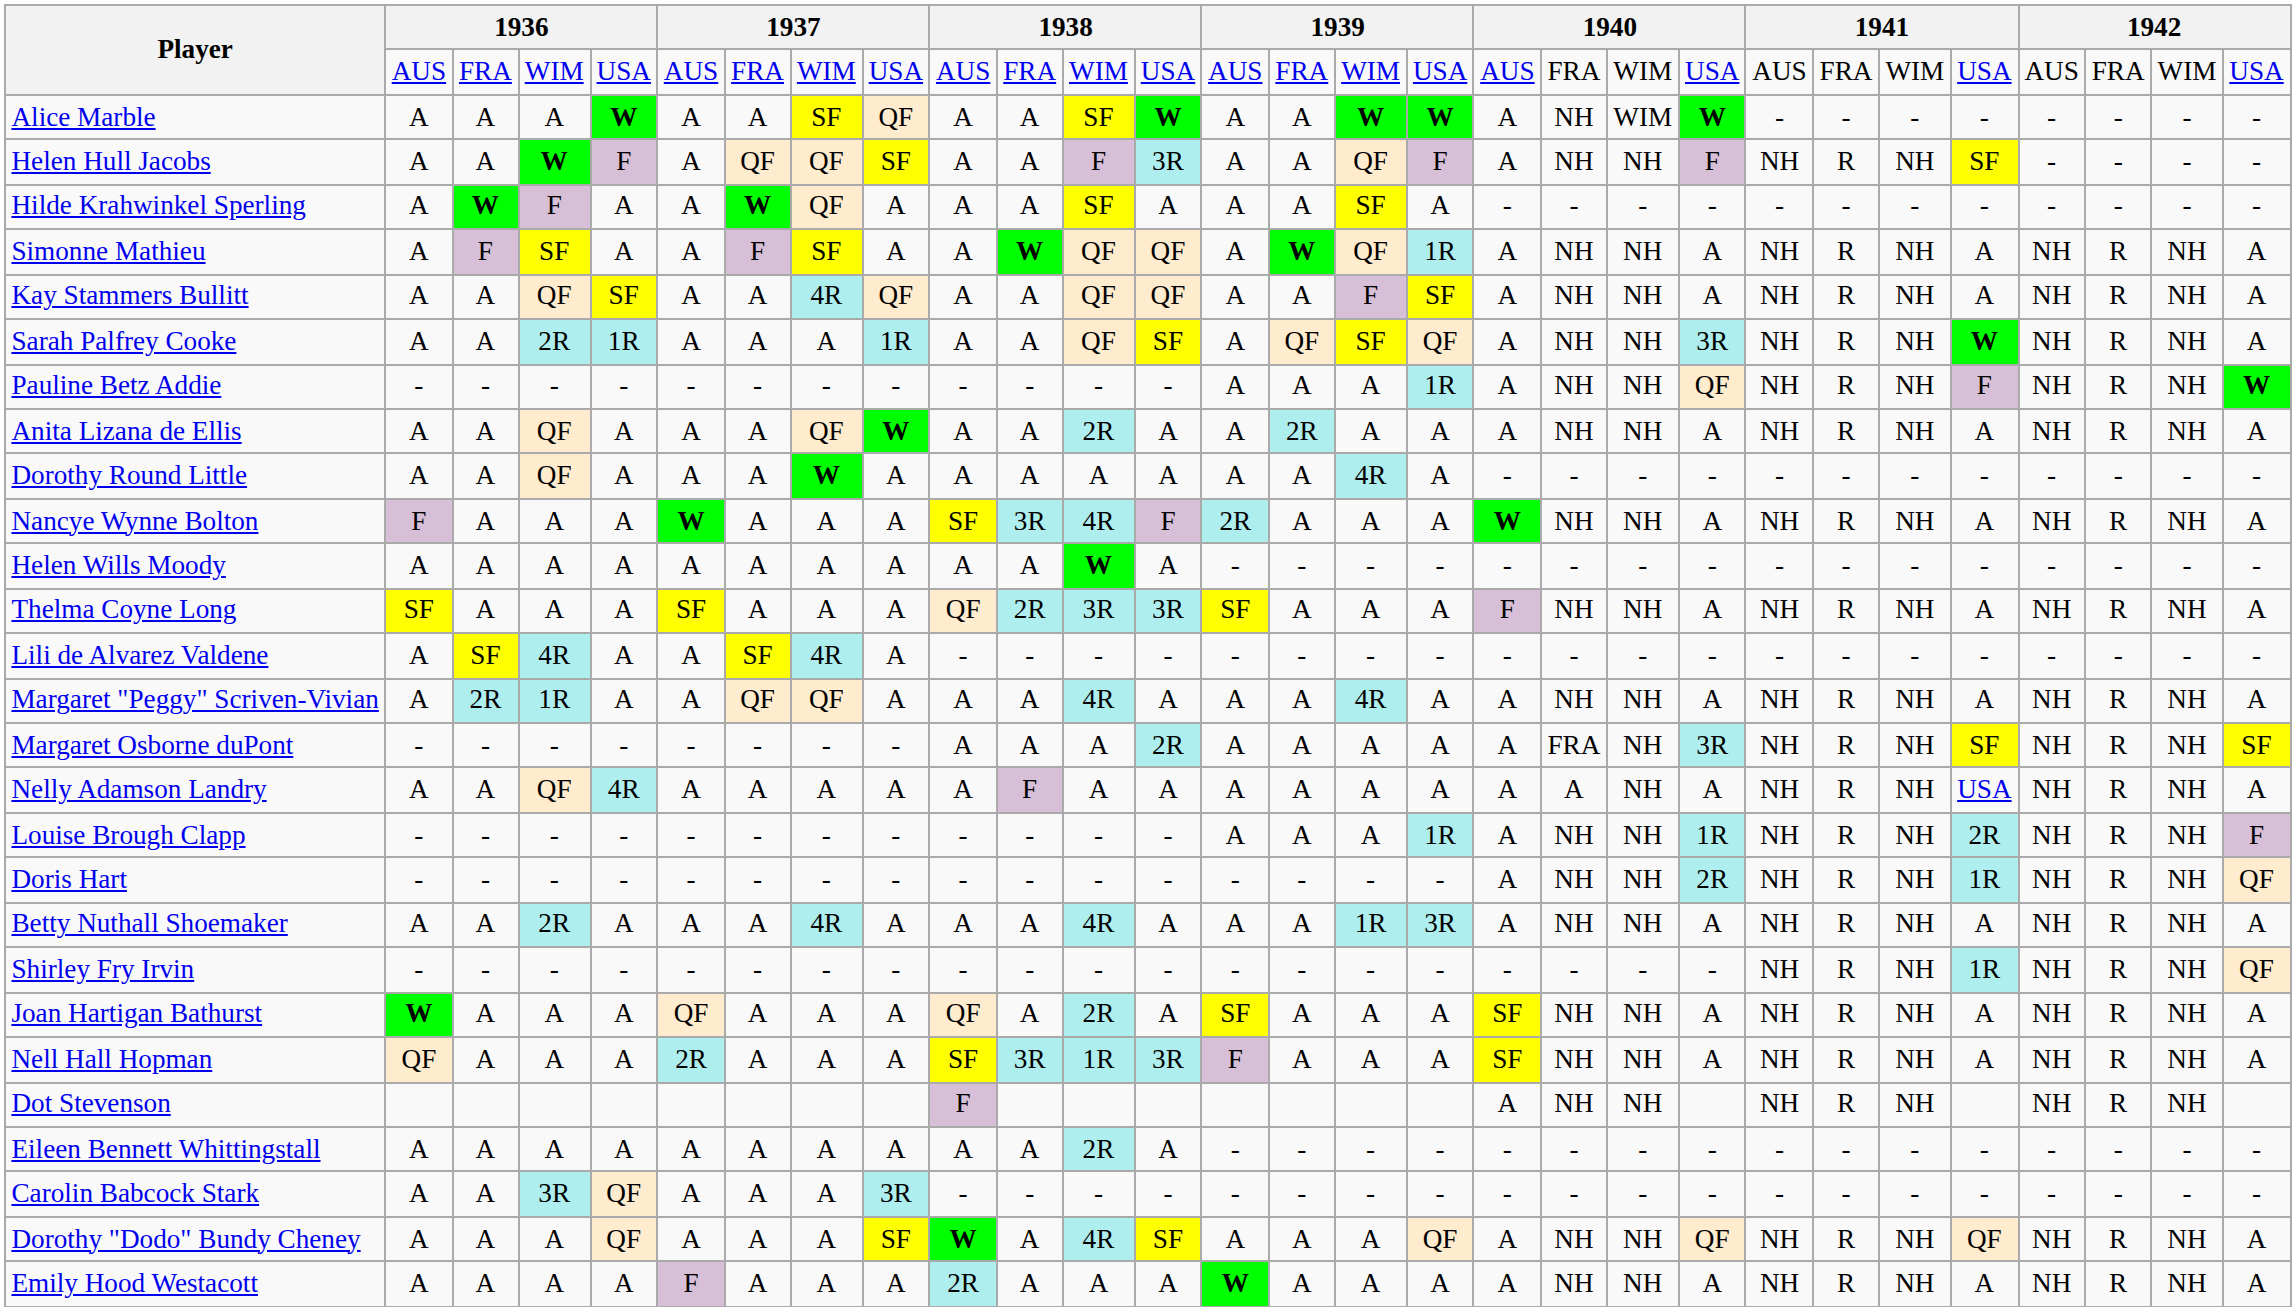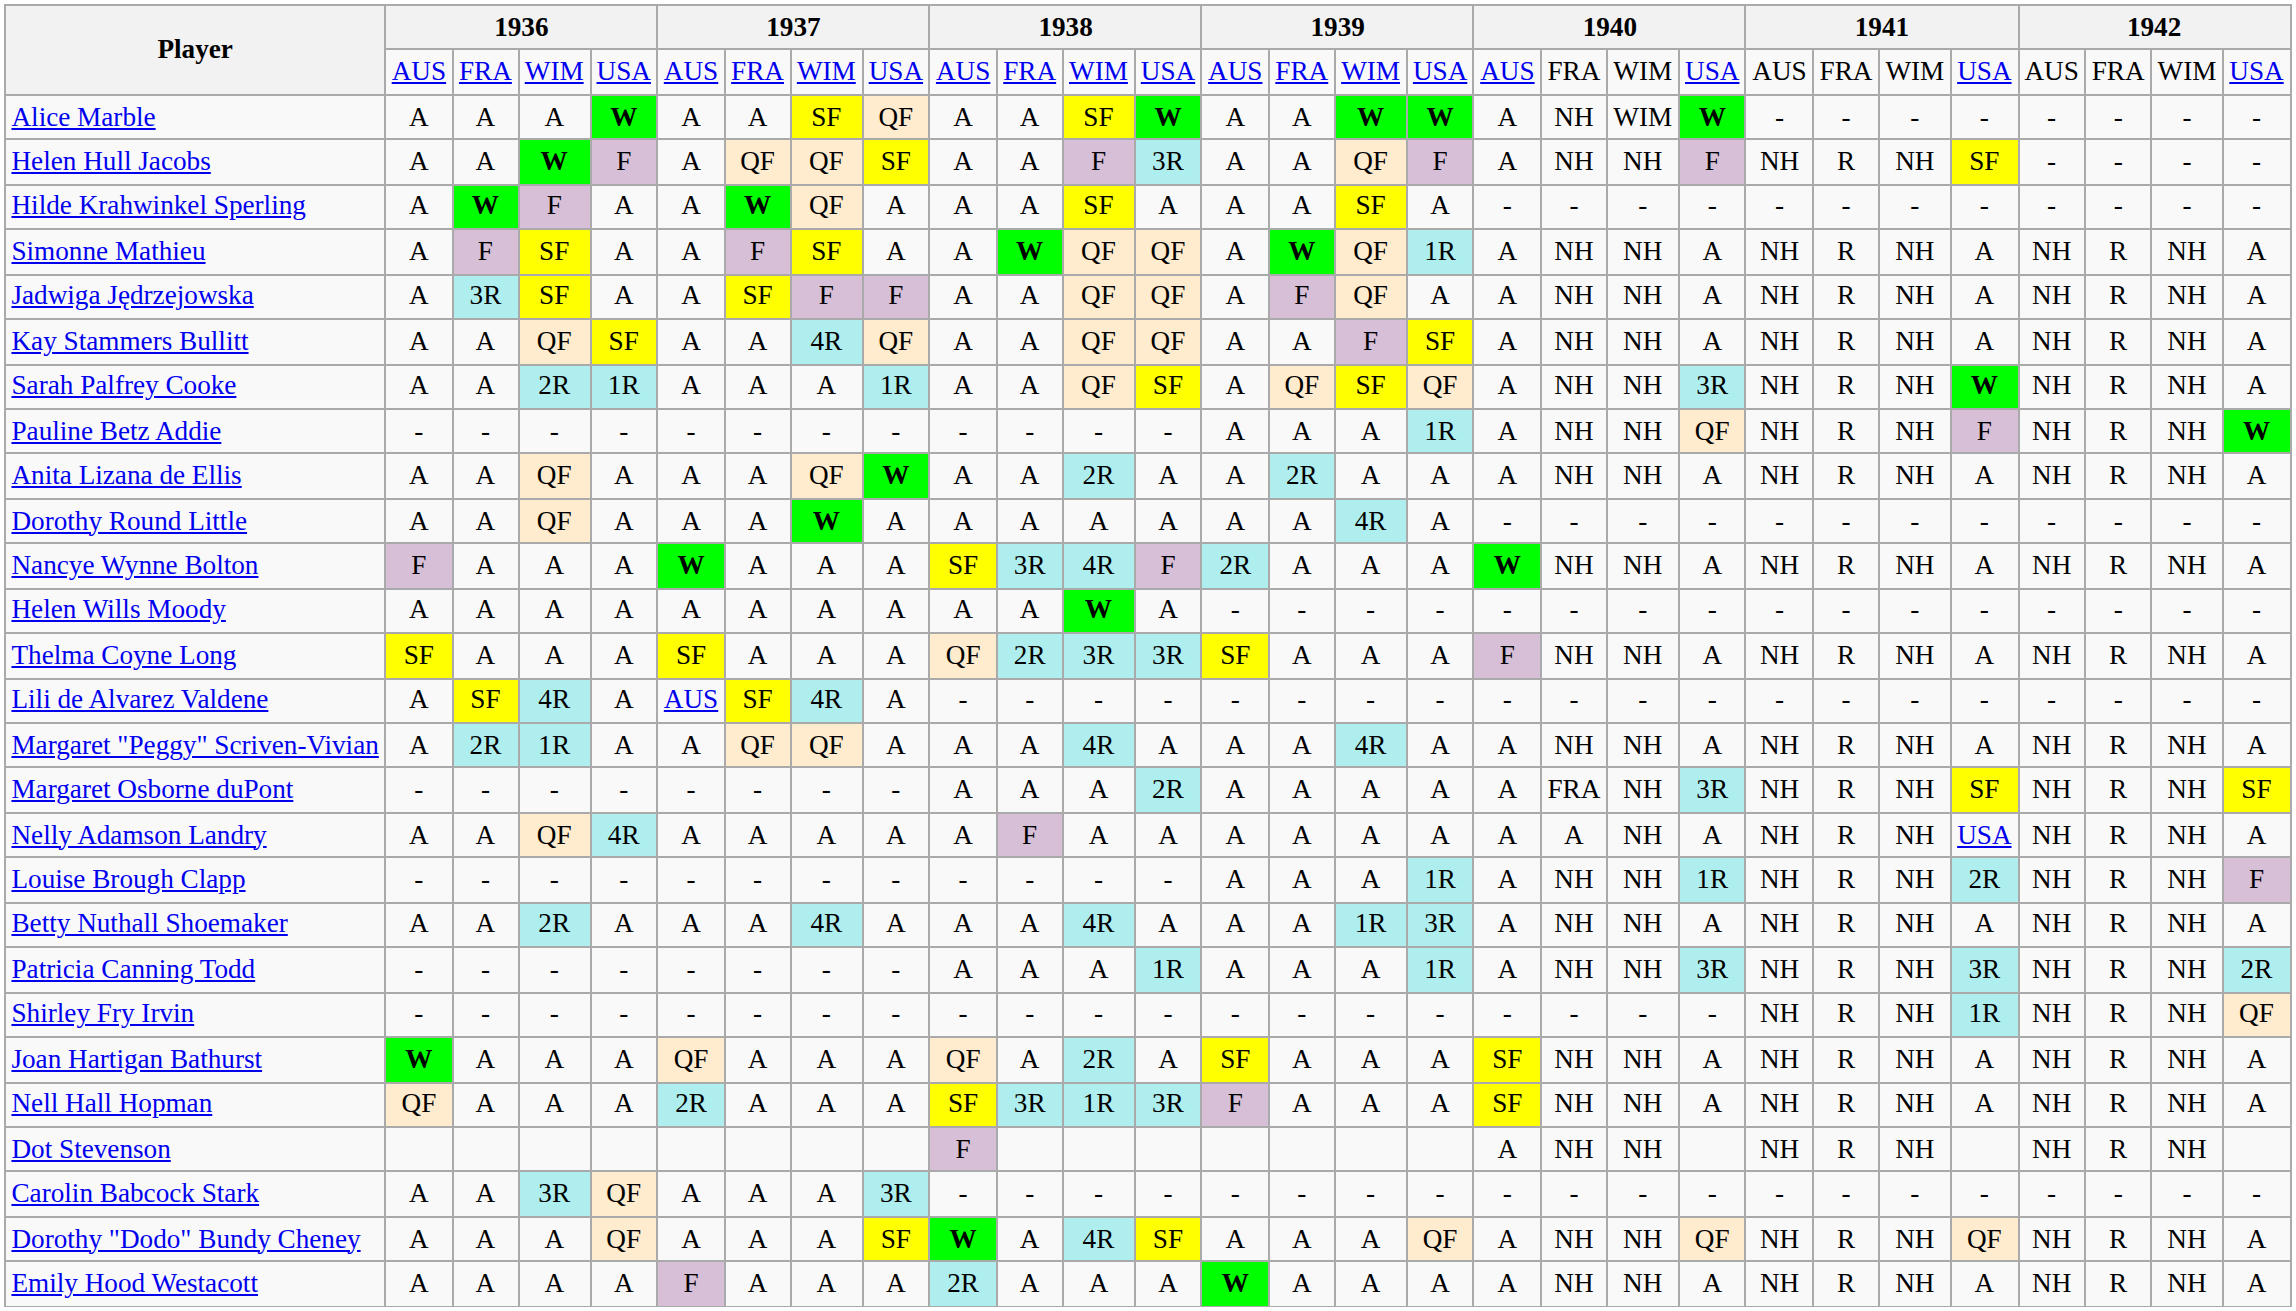+ row: (133, 295)
(691, 654) A -> (691, 699) AUS
- row: (69, 879)
+ row: (133, 968)
- row: (166, 1148)
